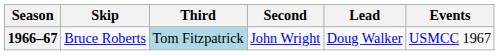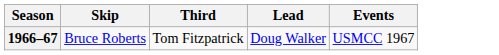- column: (285, 15)
(198, 38) lightblue background -> (198, 38) no background
